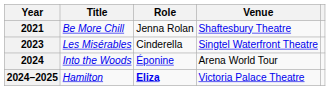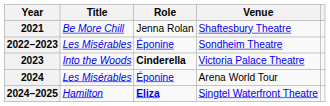+ row: (32, 45)
(97, 45) Les Misérables -> (97, 61) Into the Woods
(159, 45) normal -> (161, 61) bold
(258, 45) Singtel Waterfront Theatre -> (252, 61) Victoria Palace Theatre
(97, 61) Into the Woods -> (97, 77) Les Misérables
(252, 77) Victoria Palace Theatre -> (258, 93) Singtel Waterfront Theatre
